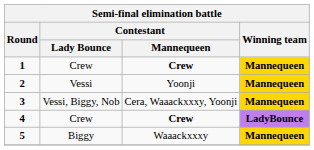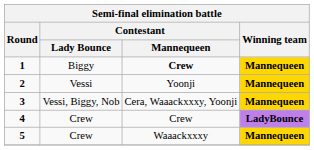(81, 66) Crew -> (81, 66) Biggy
(181, 119) bold -> (181, 119) normal
(81, 136) Biggy -> (81, 136) Crew
